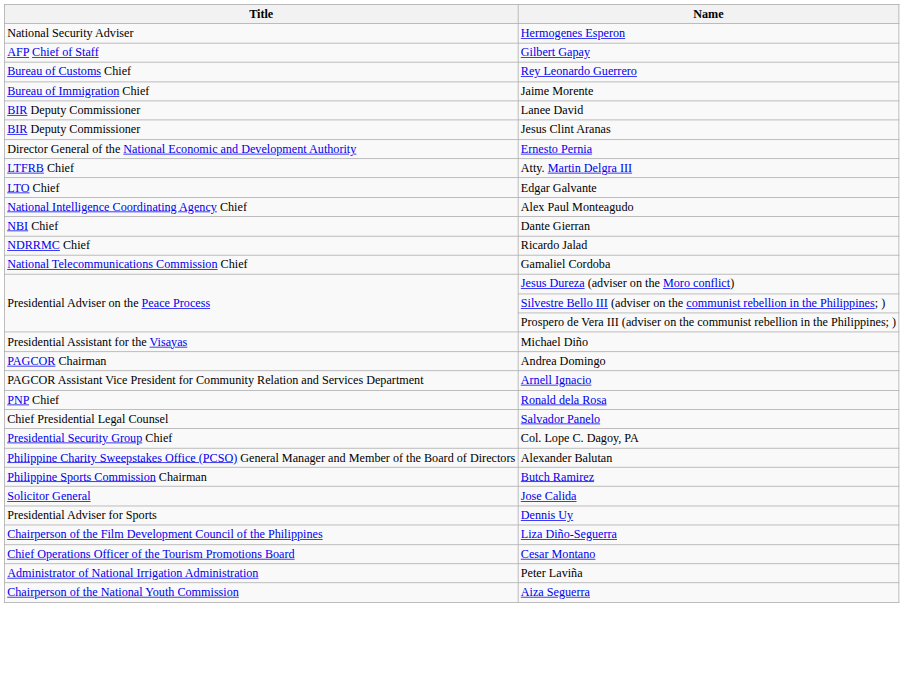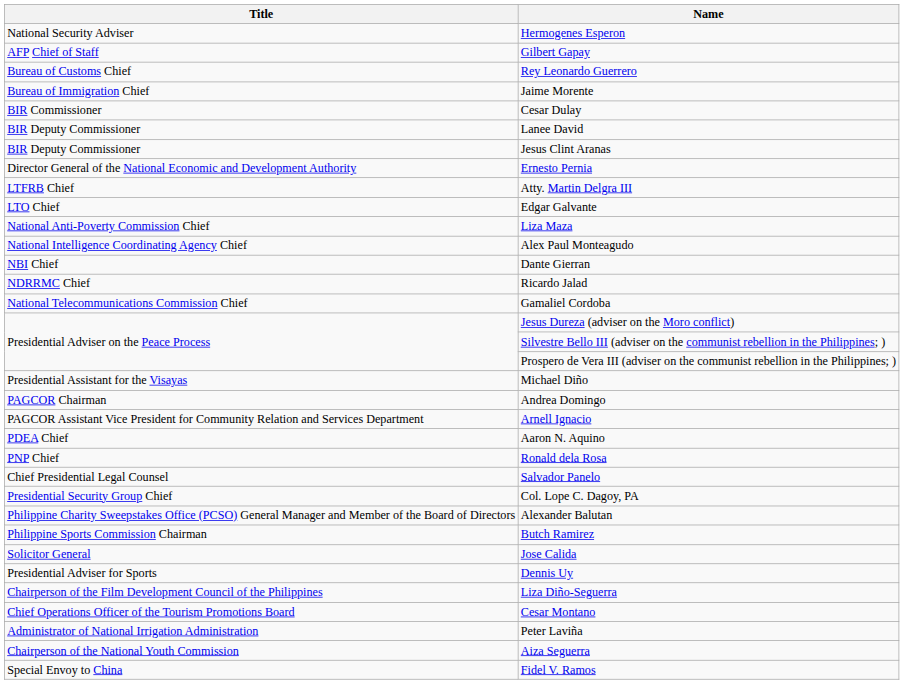+ row: (551, 110)
+ row: (547, 226)
+ row: (563, 438)
+ row: (558, 669)
